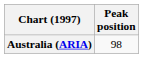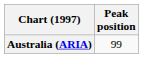(116, 44) 98 -> (116, 44) 99
